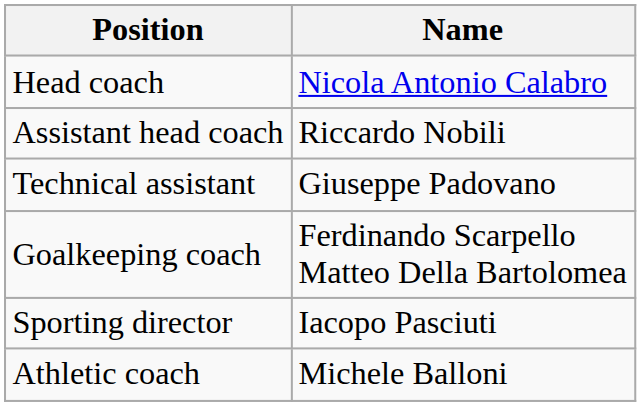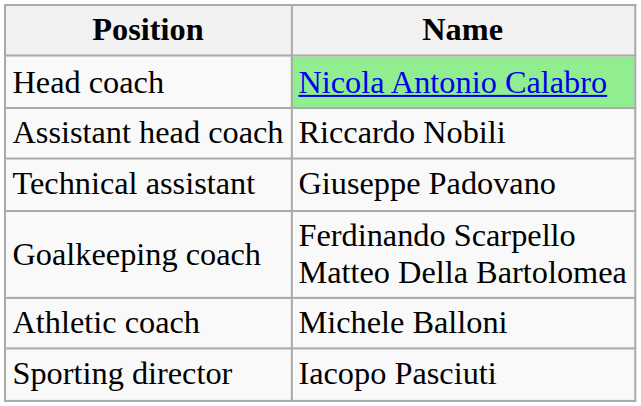(453, 81) no background -> (453, 81) lightgreen background
rows swapped: (106, 374) <-> (122, 322)
